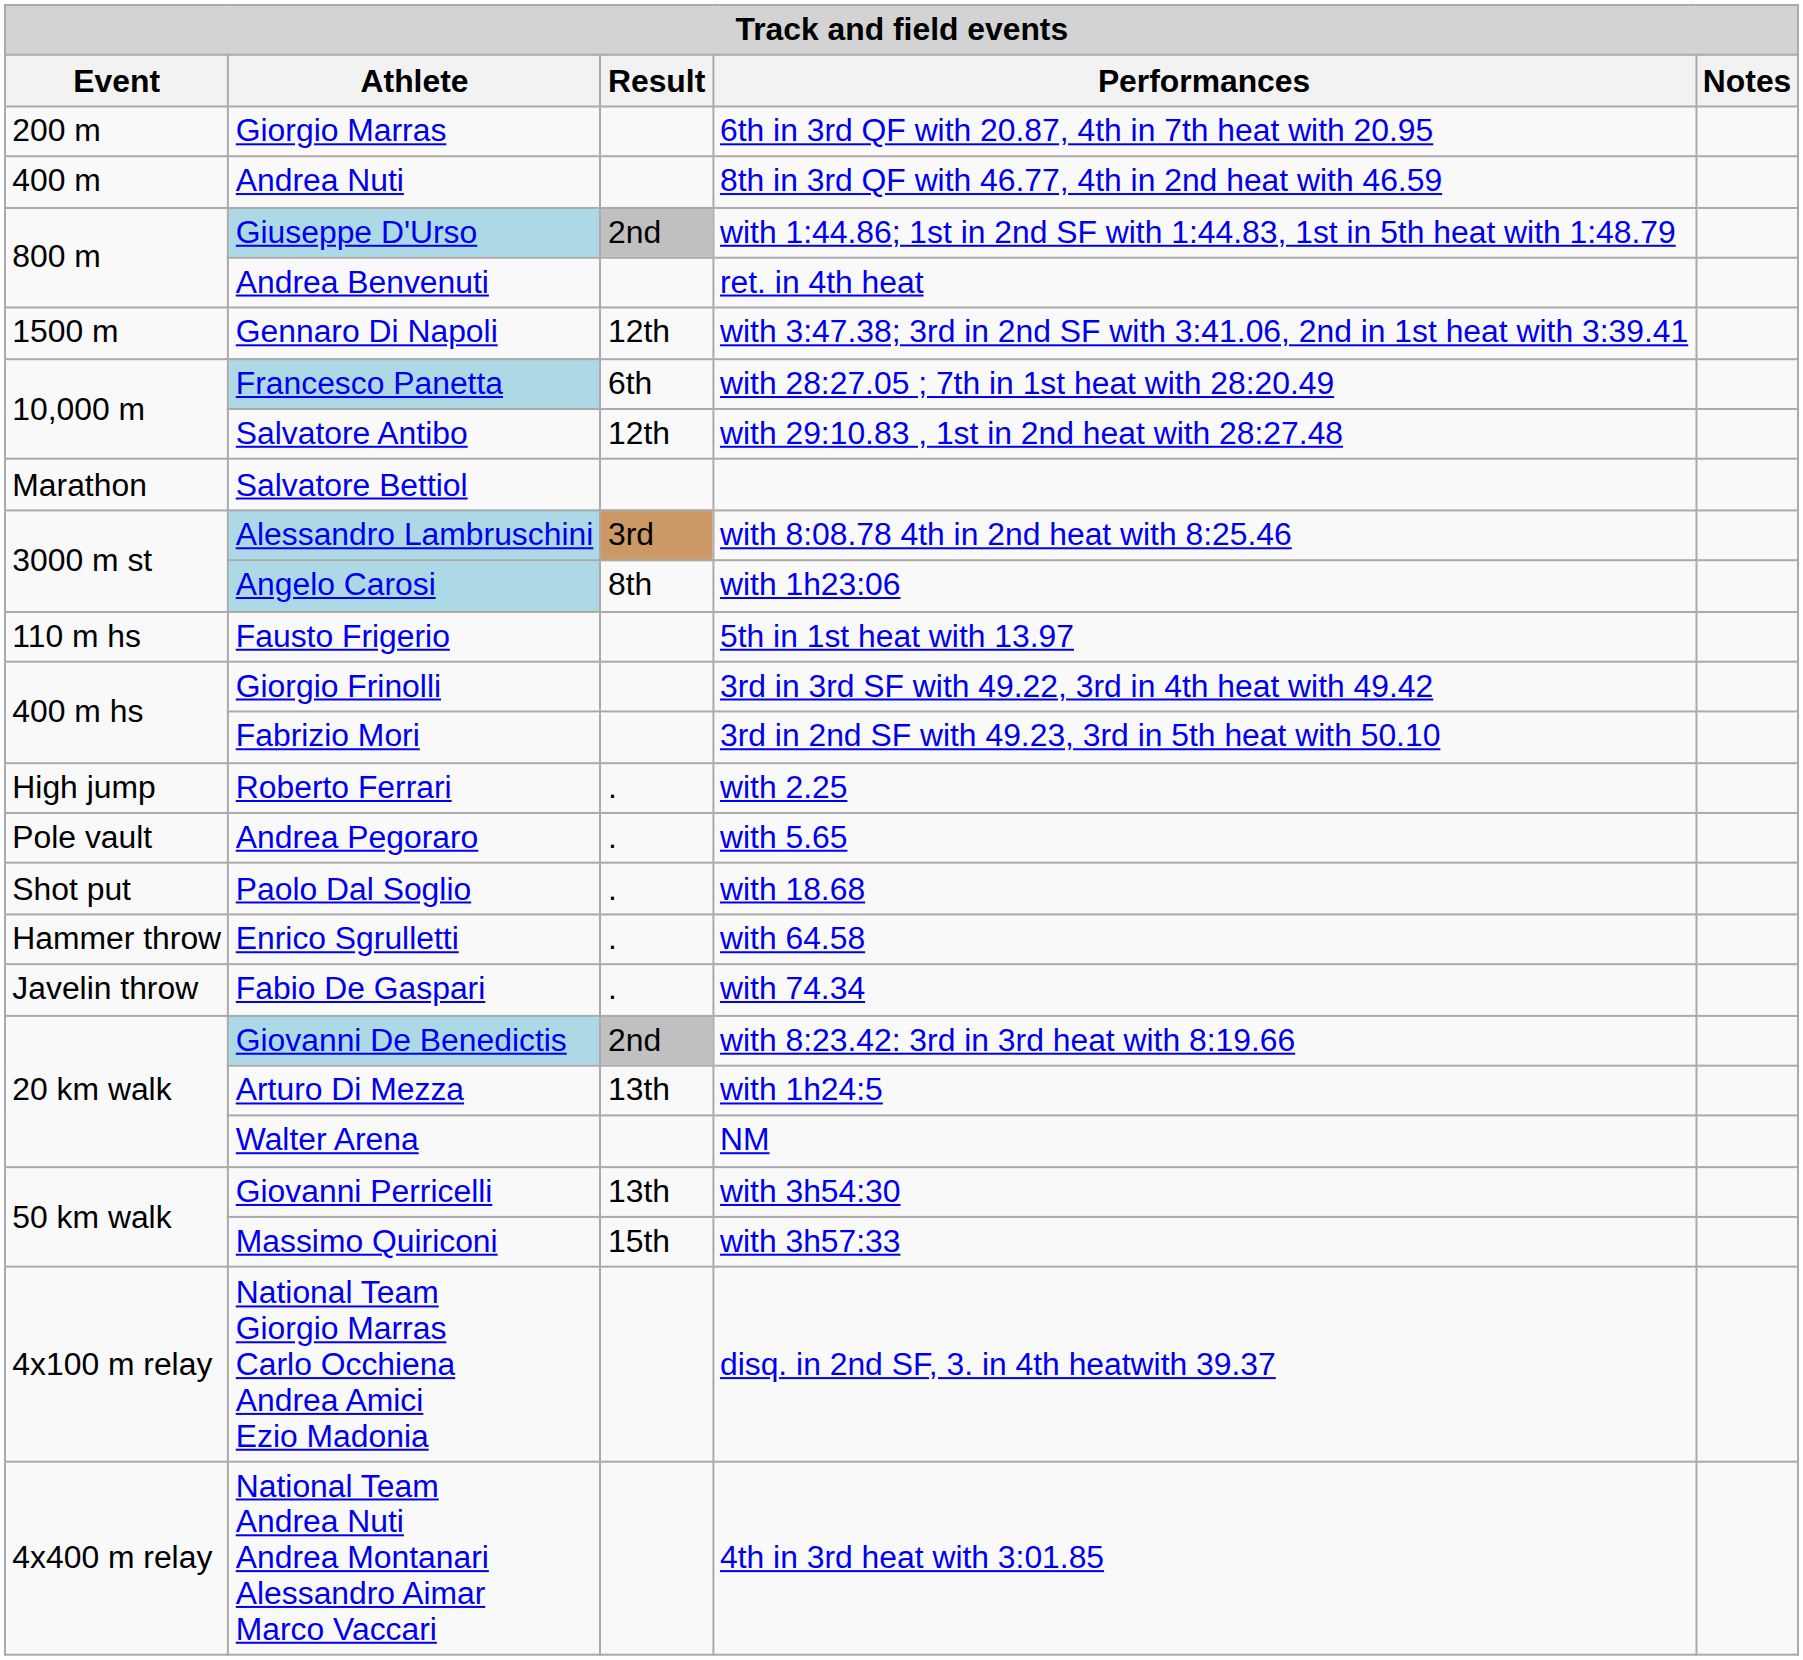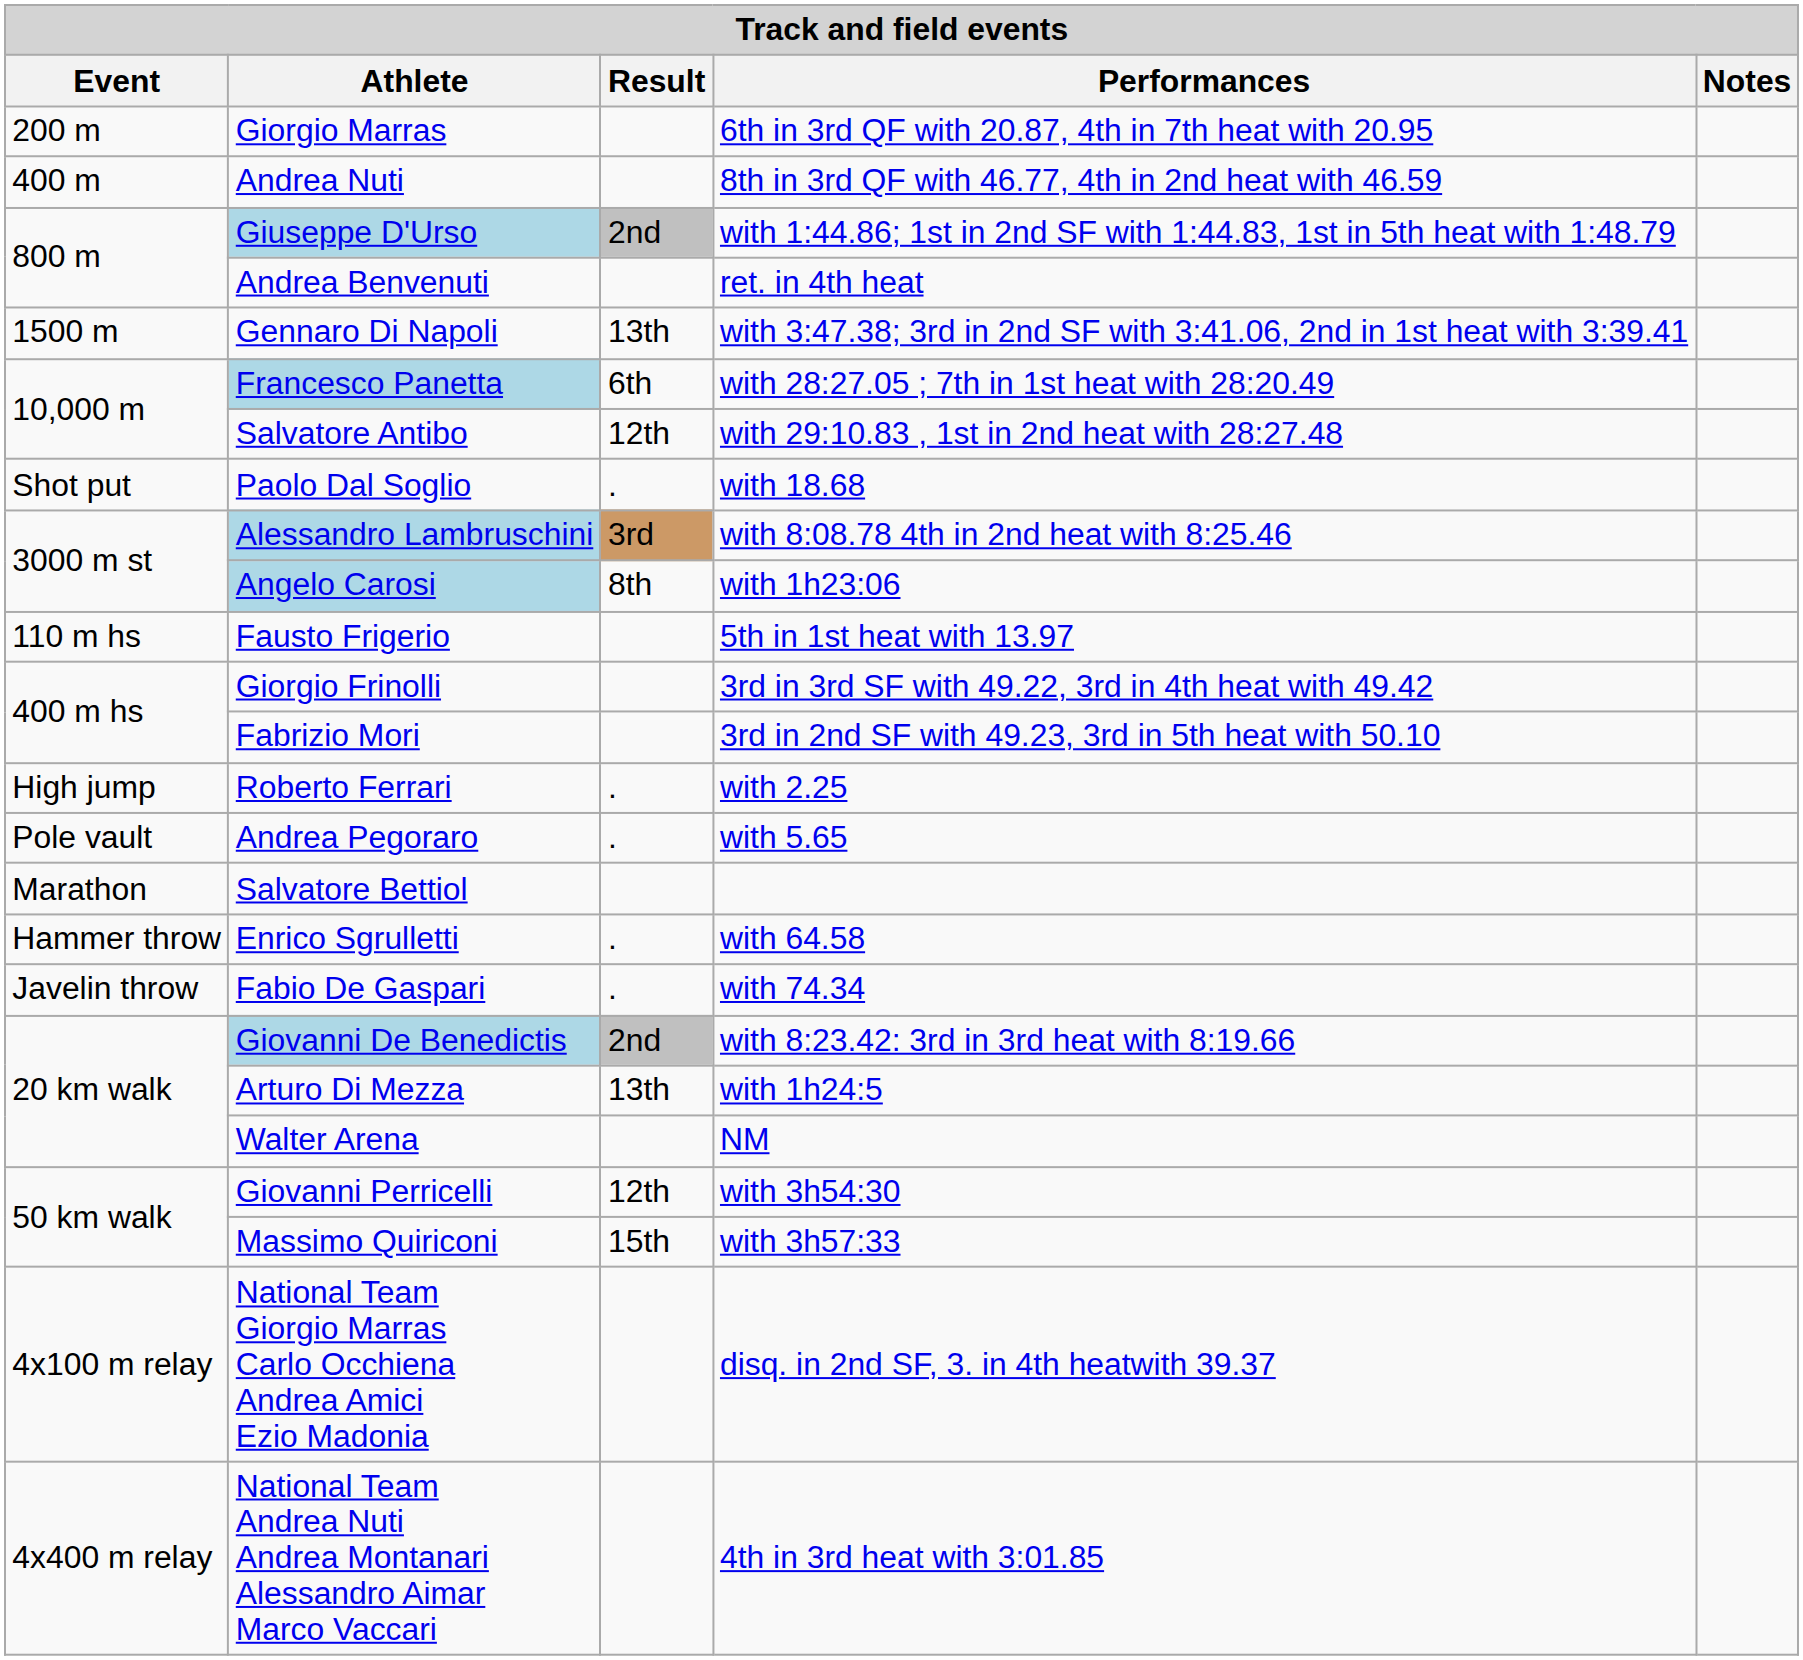(639, 332) 12th -> (639, 332) 13th
rows swapped: (352, 484) <-> (353, 888)
(639, 1191) 13th -> (639, 1191) 12th
